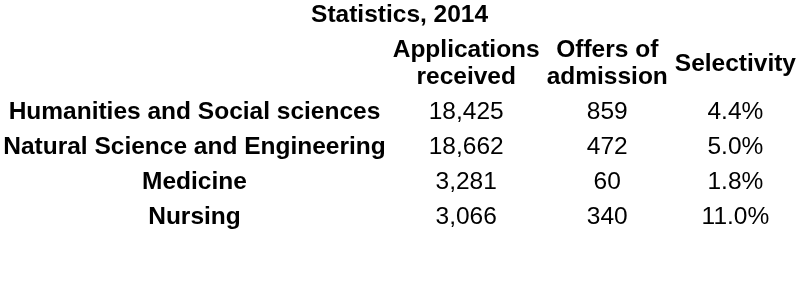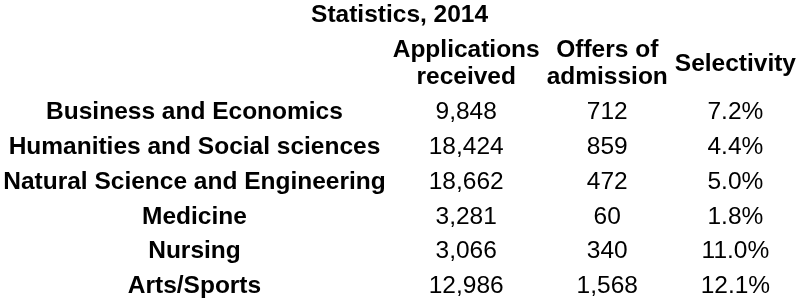+ row: (194, 111)
(466, 111) 18,425 -> (466, 145) 18,424
+ row: (194, 285)
